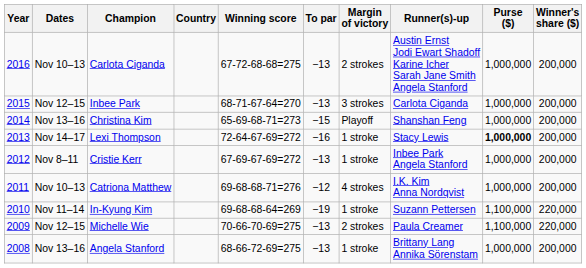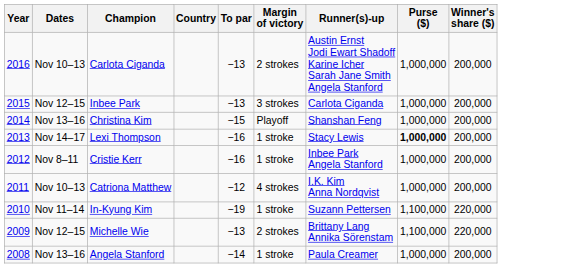- column: (261, 18)
(321, 159) −13 -> (236, 159) −16
(428, 226) Paula Creamer -> (351, 232) Brittany Lang Annika Sörenstam
(321, 248) −13 -> (236, 254) −14
(435, 248) Brittany Lang Annika Sörenstam -> (343, 254) Paula Creamer
